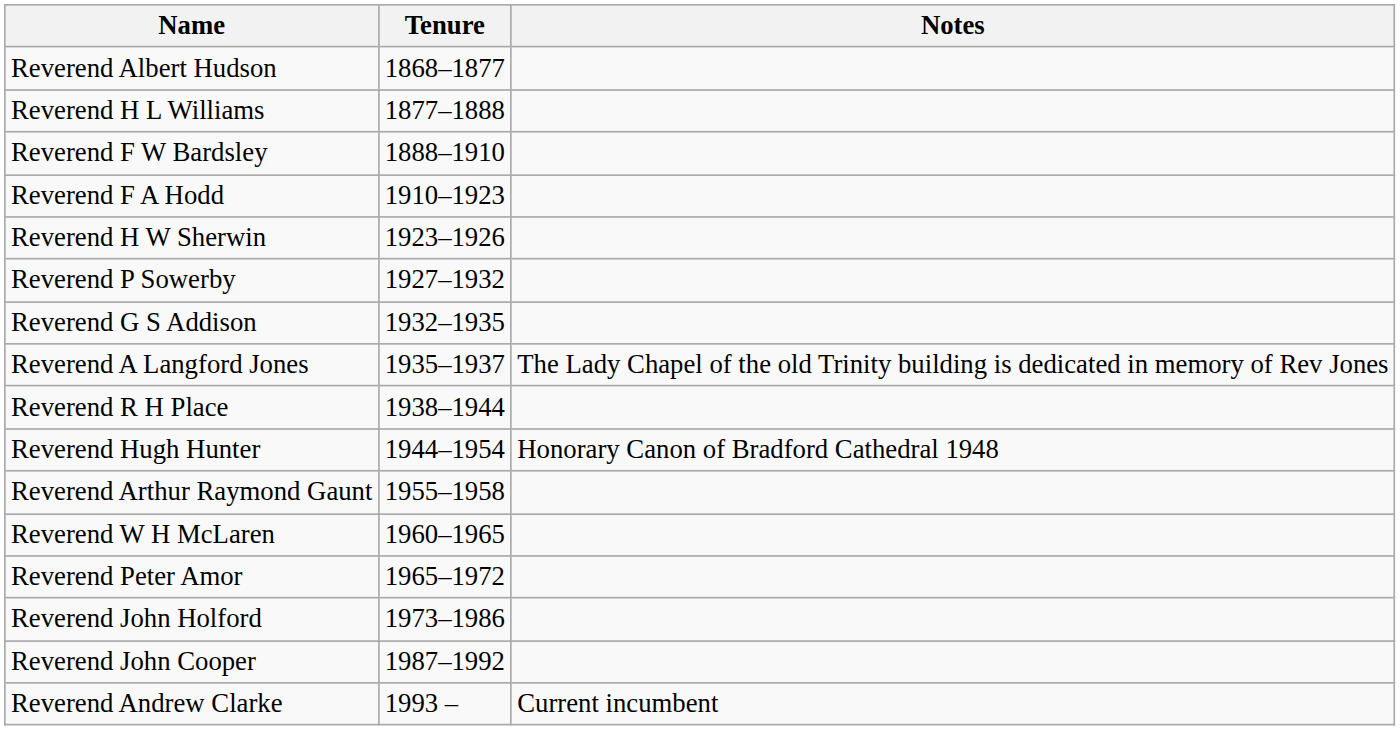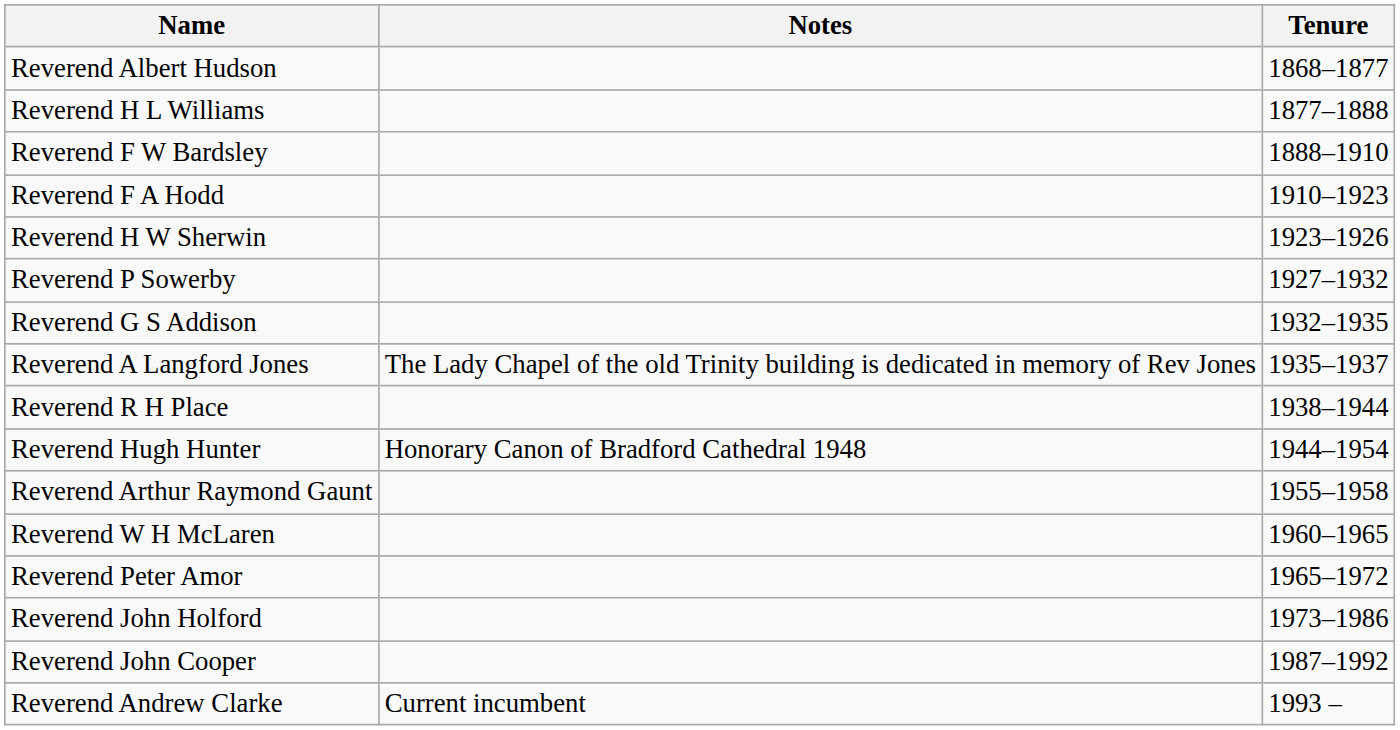columns swapped: (445, 25) <-> (953, 25)
